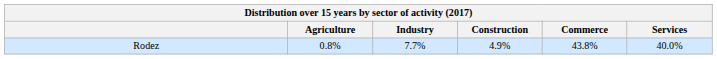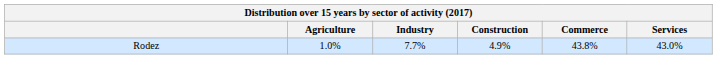(330, 46) 0.8% -> (330, 46) 1.0%
(670, 46) 40.0% -> (670, 46) 43.0%
